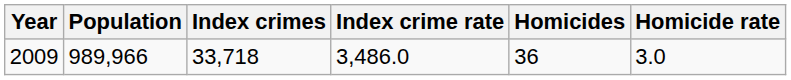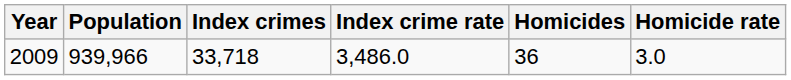(108, 56) 989,966 -> (108, 56) 939,966
